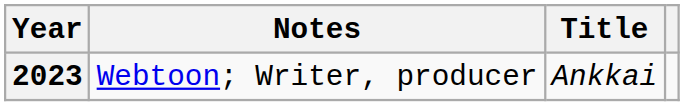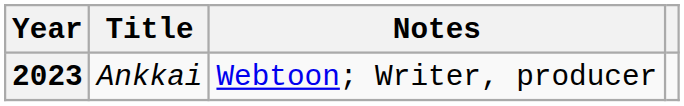columns swapped: (604, 29) <-> (317, 29)
